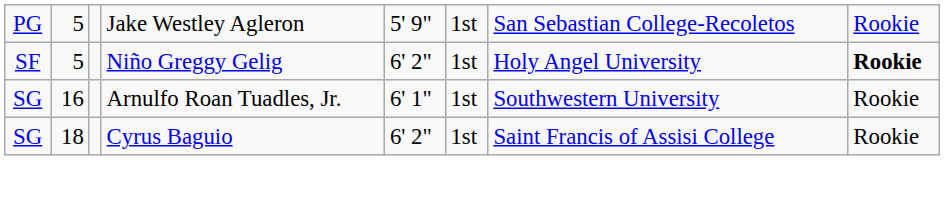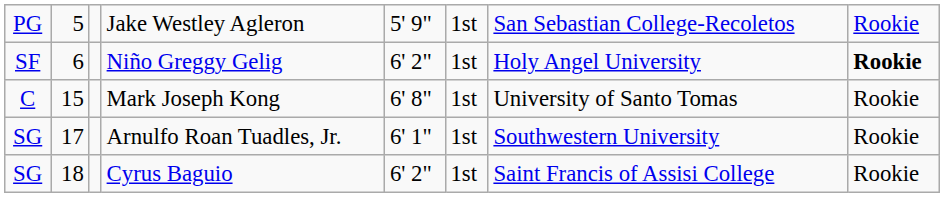(78, 61) 5 -> (78, 61) 6
+ row: (193, 98)
(72, 98) 16 -> (72, 136) 17
